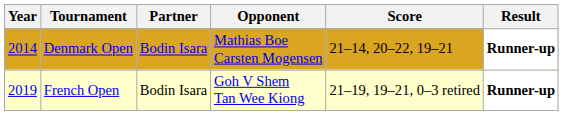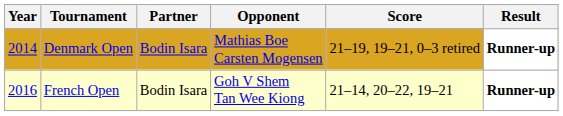(391, 49) 21–14, 20–22, 19–21 -> (405, 49) 21–19, 19–21, 0–3 retired
(22, 90) 2019 -> (22, 90) 2016
(405, 90) 21–19, 19–21, 0–3 retired -> (391, 90) 21–14, 20–22, 19–21
